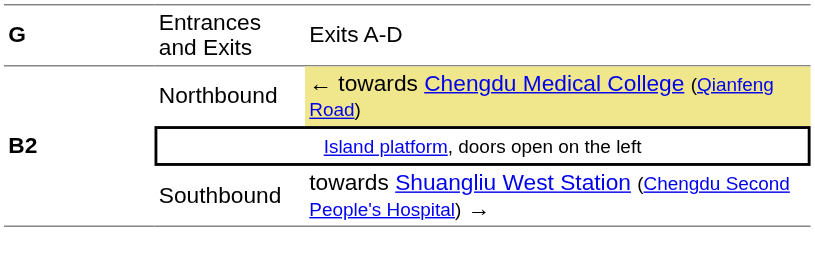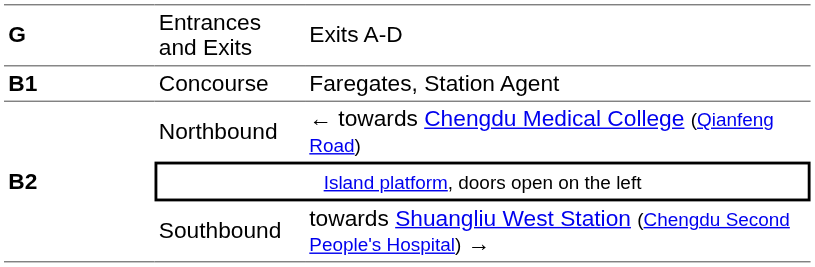+ row: (214, 83)
(542, 96) khaki background -> (542, 131) no background
